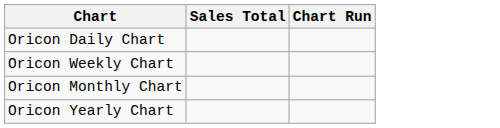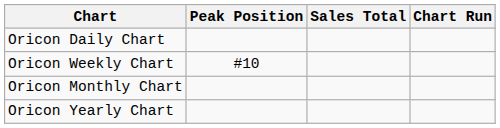+ column: (247, 16)
